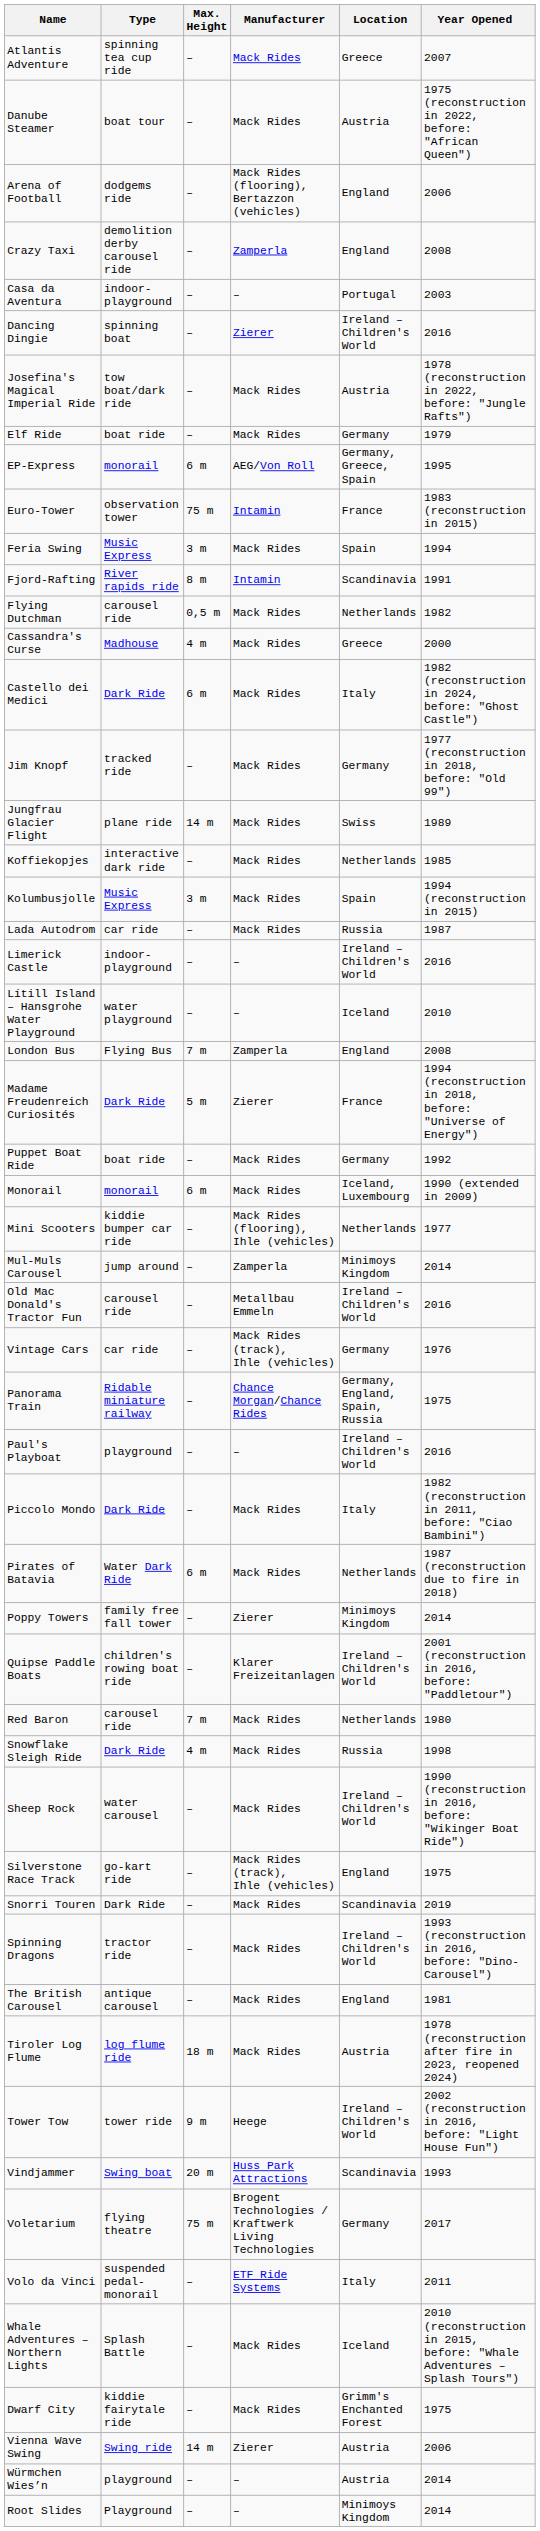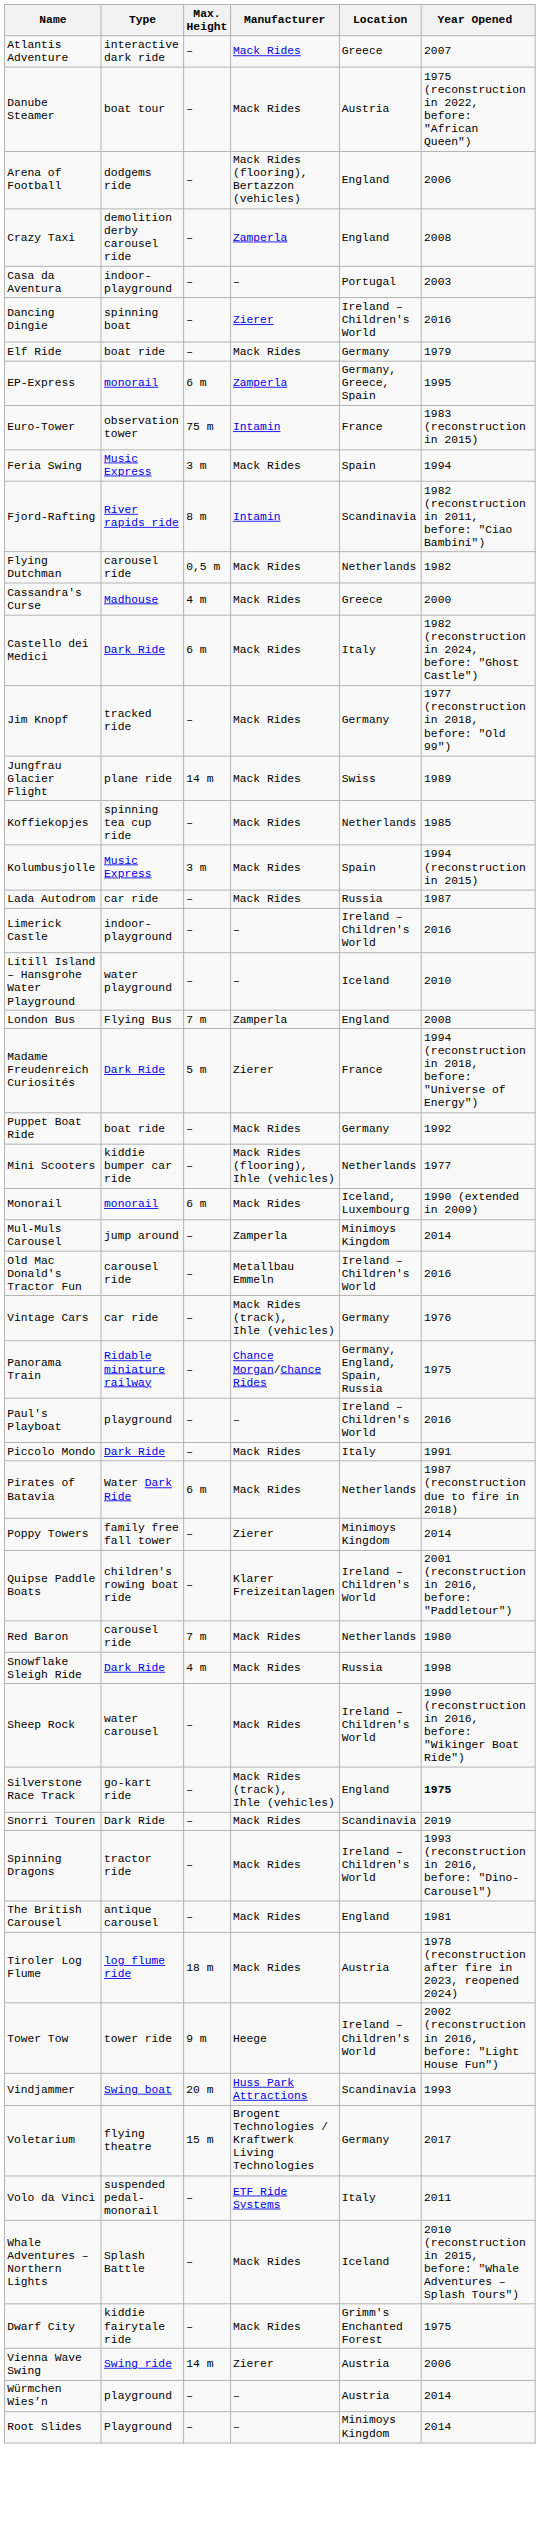(131, 58) spinning tea cup ride -> (141, 52) interactive dark ride
- row: (51, 391)
(274, 467) AEG/Von Roll -> (260, 383) Zamperla
(438, 581) 1991 -> (475, 517) 1982 (reconstruction in 2011, before: "Ciao Bambini")
(141, 861) interactive dark ride -> (131, 823) spinning tea cup ride
rows swapped: (51, 1229) <-> (34, 1191)
(475, 1509) 1982 (reconstruction in 2011, before: "Ciao Bambini") -> (438, 1452) 1991
(438, 1873) normal -> (438, 1790) bold
(200, 2224) 75 m -> (200, 2140) 15 m
